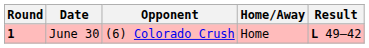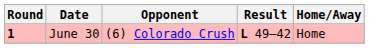columns swapped: (273, 14) <-> (336, 14)
